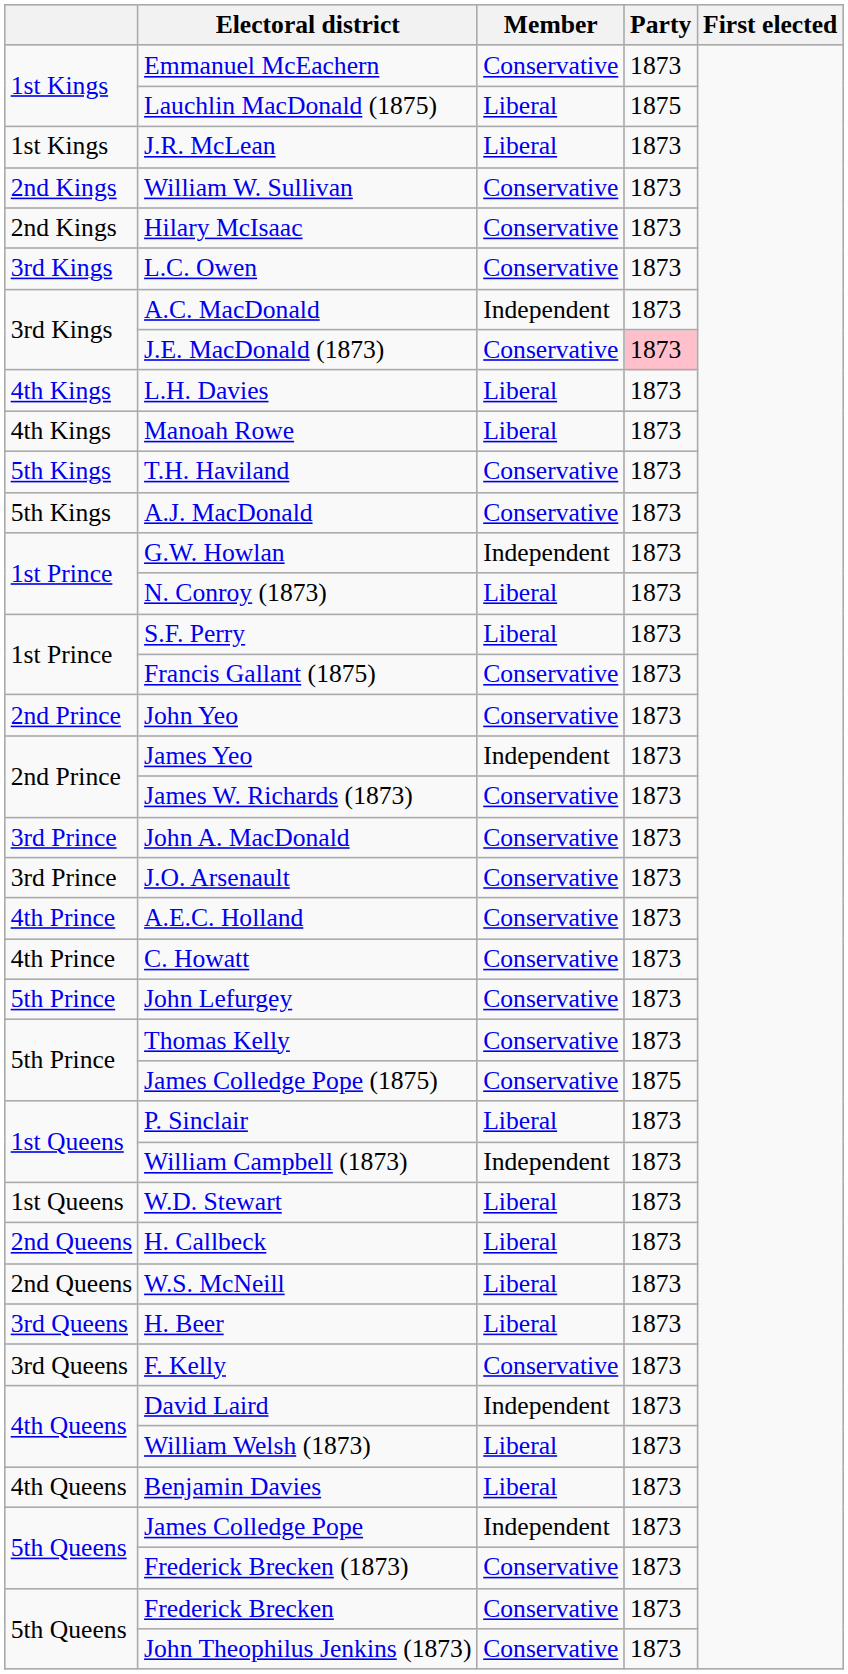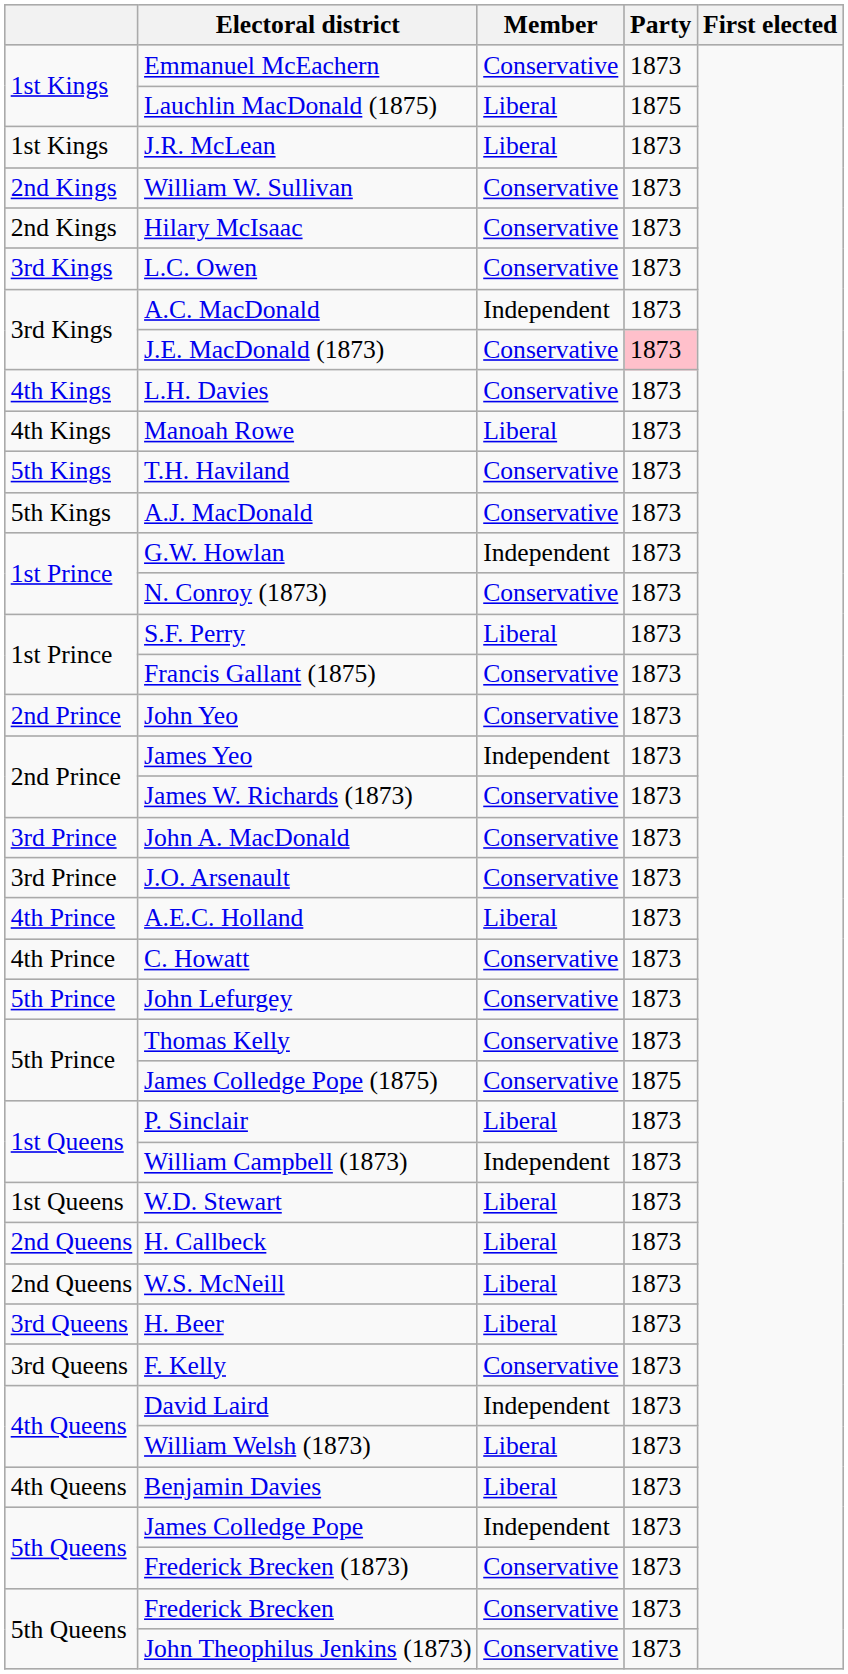(520, 390) Liberal -> (551, 390) Conservative
(520, 593) Liberal -> (551, 593) Conservative
(551, 918) Conservative -> (520, 918) Liberal
